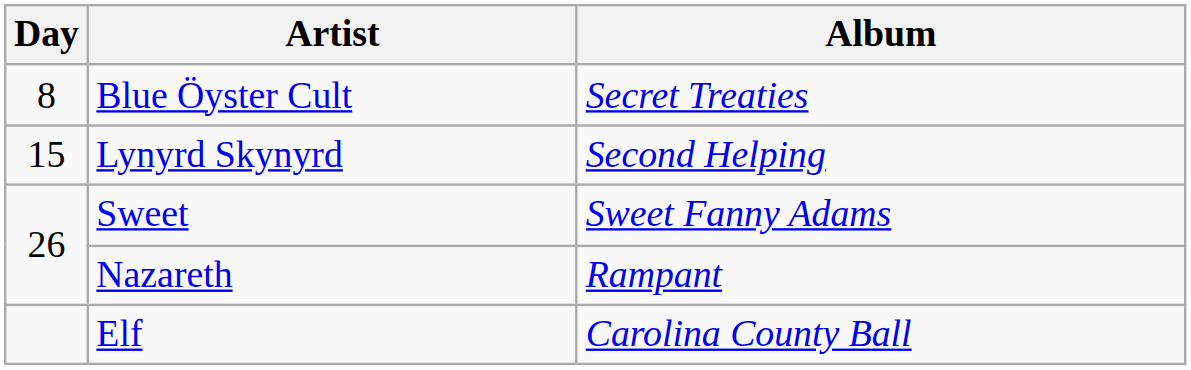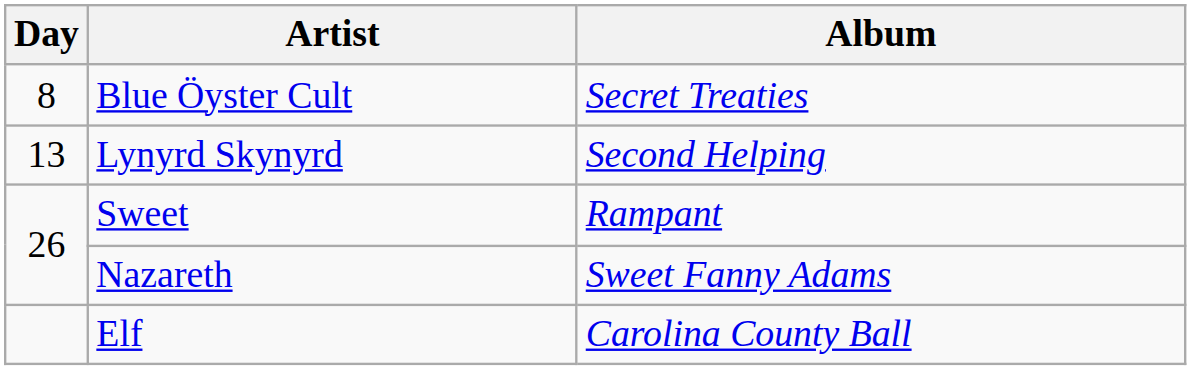(46, 154) 15 -> (46, 154) 13
(739, 214) Sweet Fanny Adams -> (654, 214) Rampant
(654, 273) Rampant -> (739, 273) Sweet Fanny Adams
